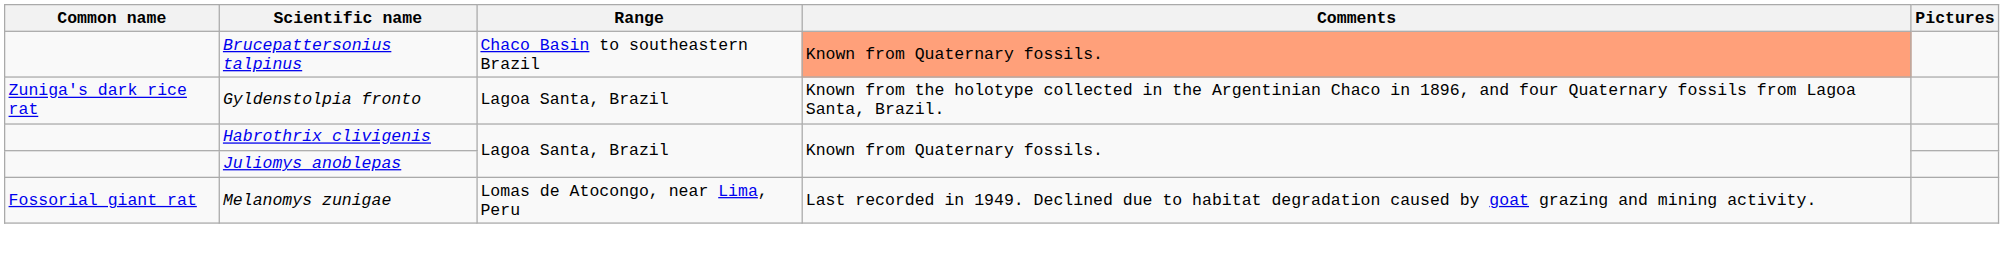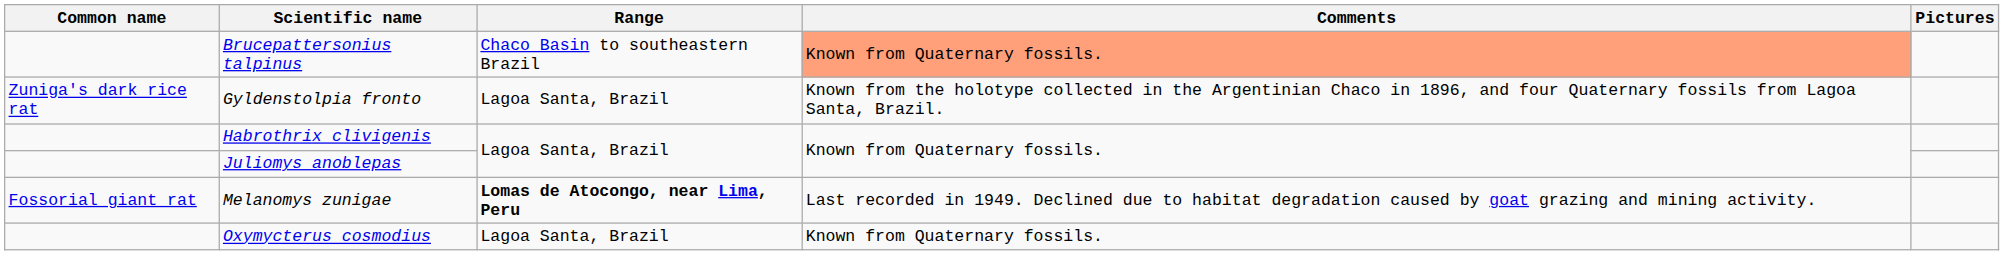(624, 200) normal -> (624, 200) bold
+ row: (327, 237)
